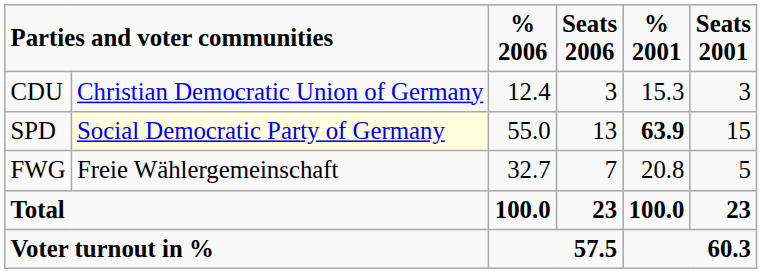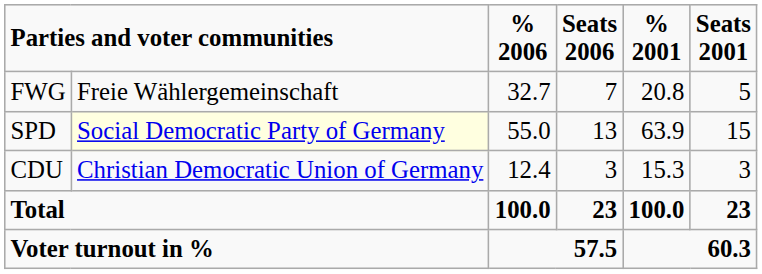rows swapped: (37, 91) <-> (38, 170)
(663, 130) bold -> (663, 130) normal
